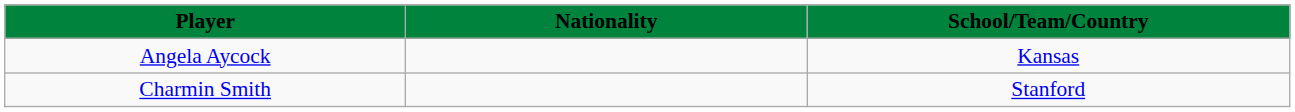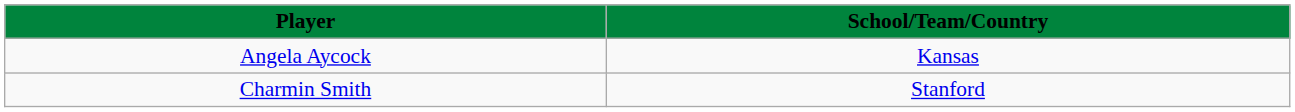- column: (606, 21)
